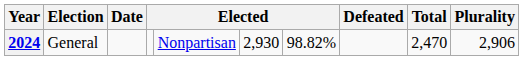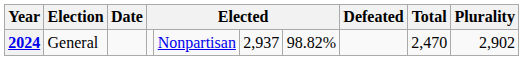(261, 42) 2,930 -> (261, 42) 2,937
(497, 42) 2,906 -> (497, 42) 2,902
